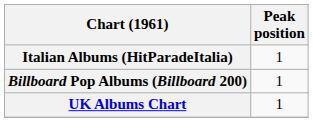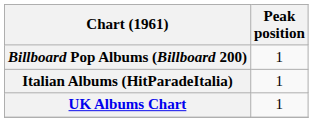rows swapped: (127, 81) <-> (127, 57)
